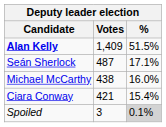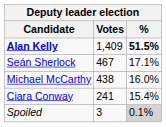(144, 46) normal -> (144, 46) bold
(105, 63) 487 -> (105, 63) 467
(105, 96) 421 -> (105, 96) 241
